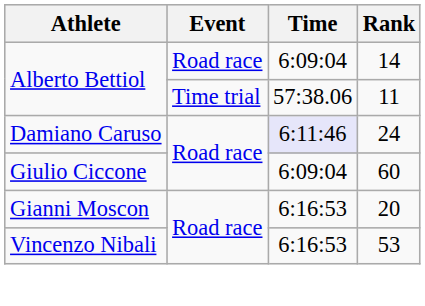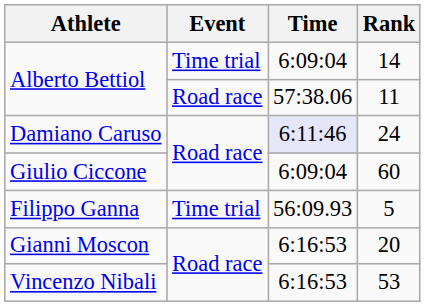(217, 60) Road race -> (216, 60) Time trial
(216, 97) Time trial -> (217, 97) Road race
+ row: (389, 208)
